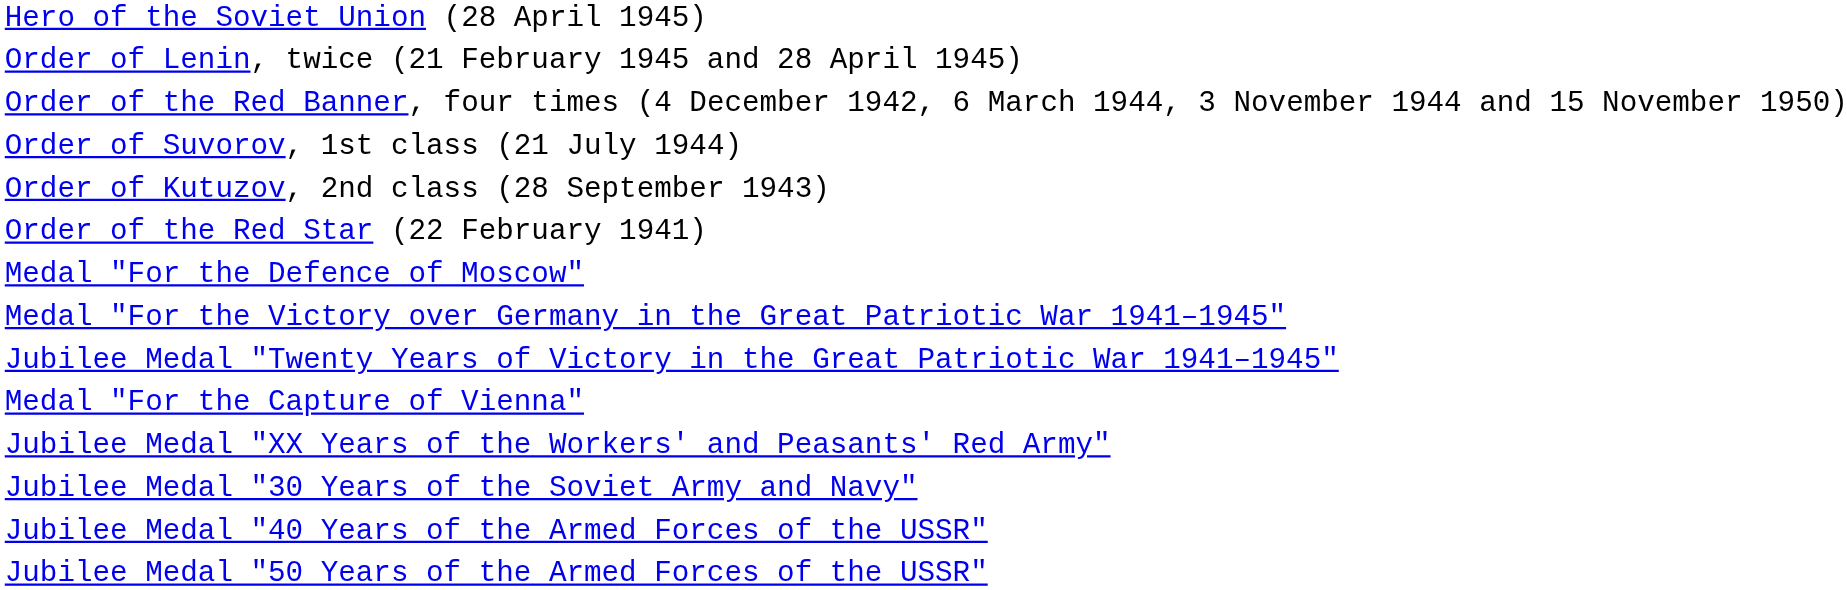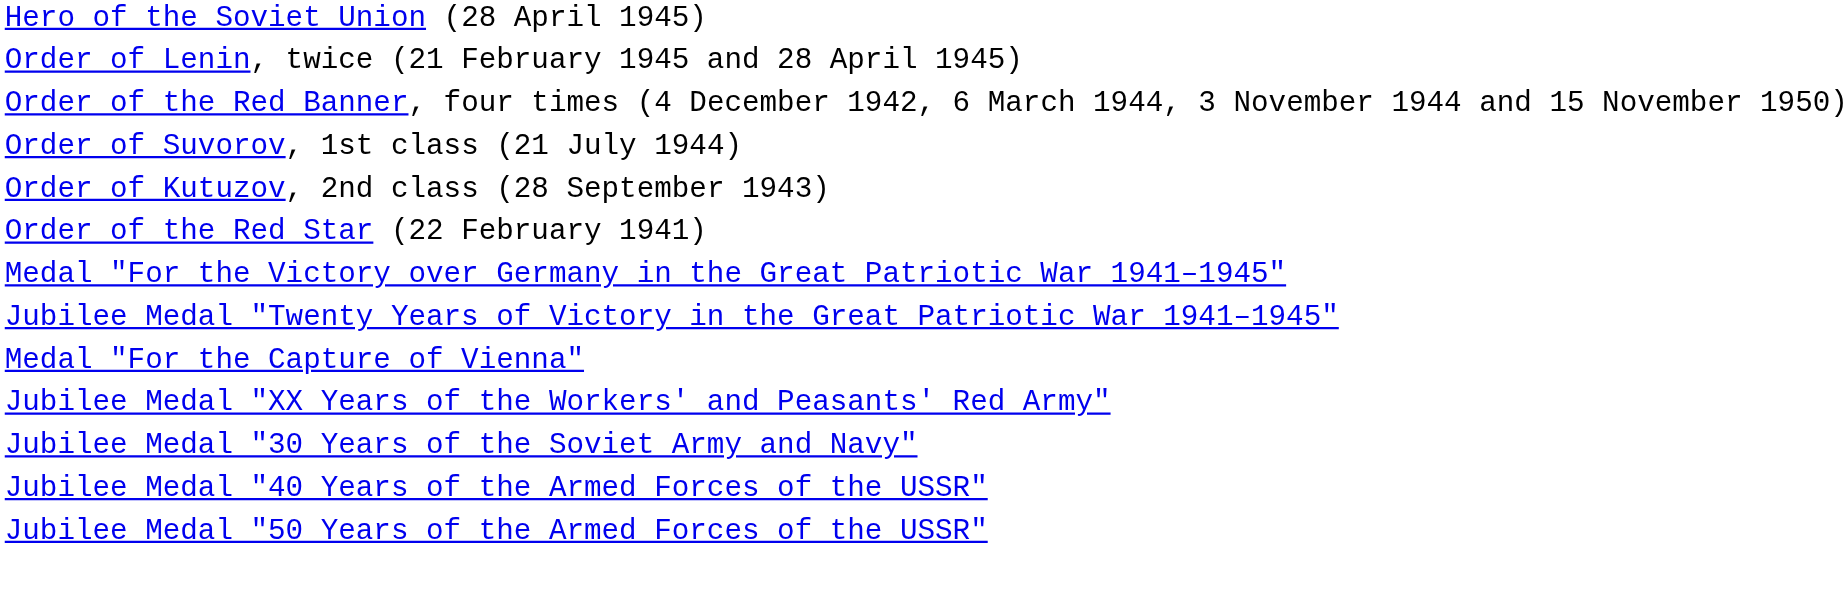- row: (294, 274)
